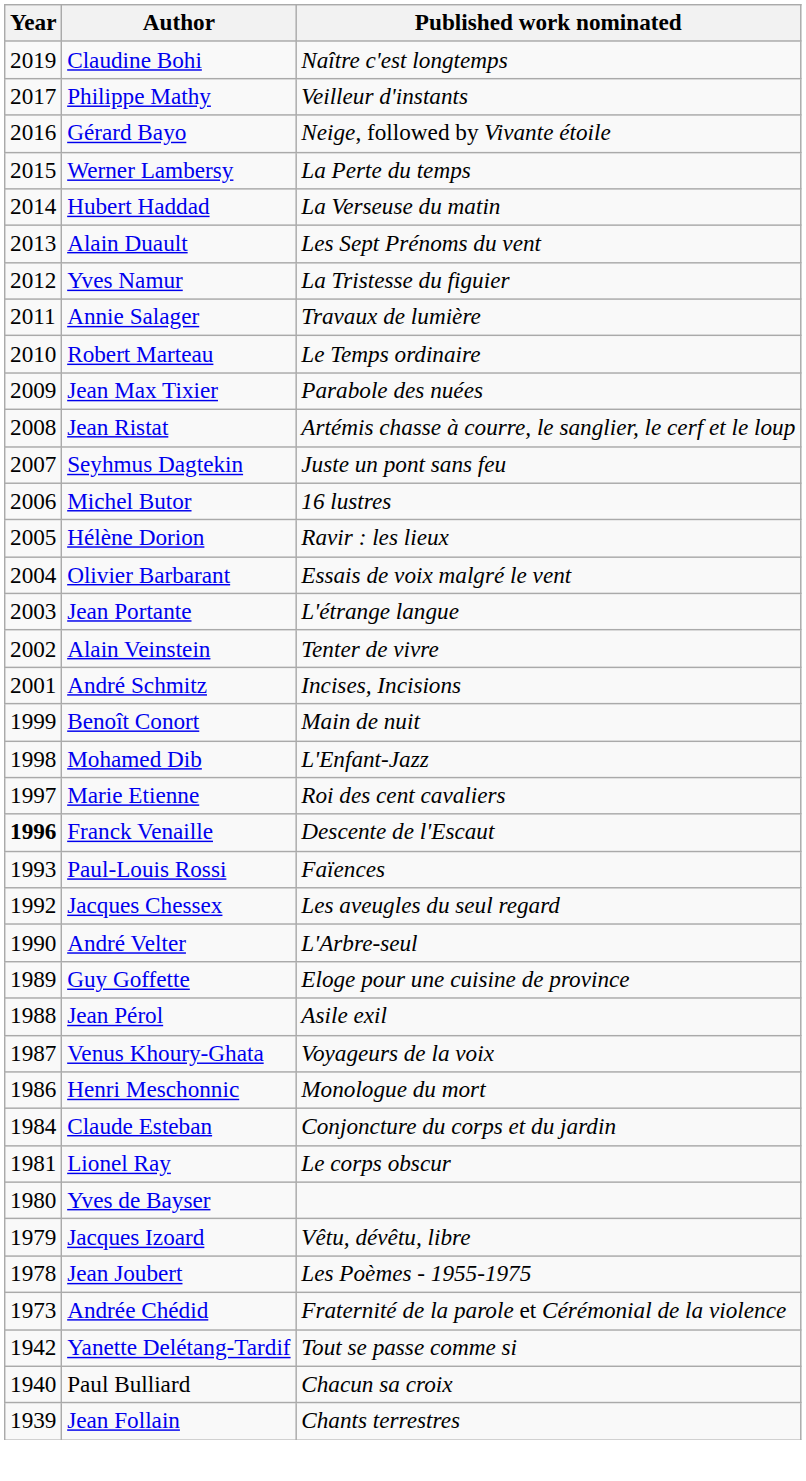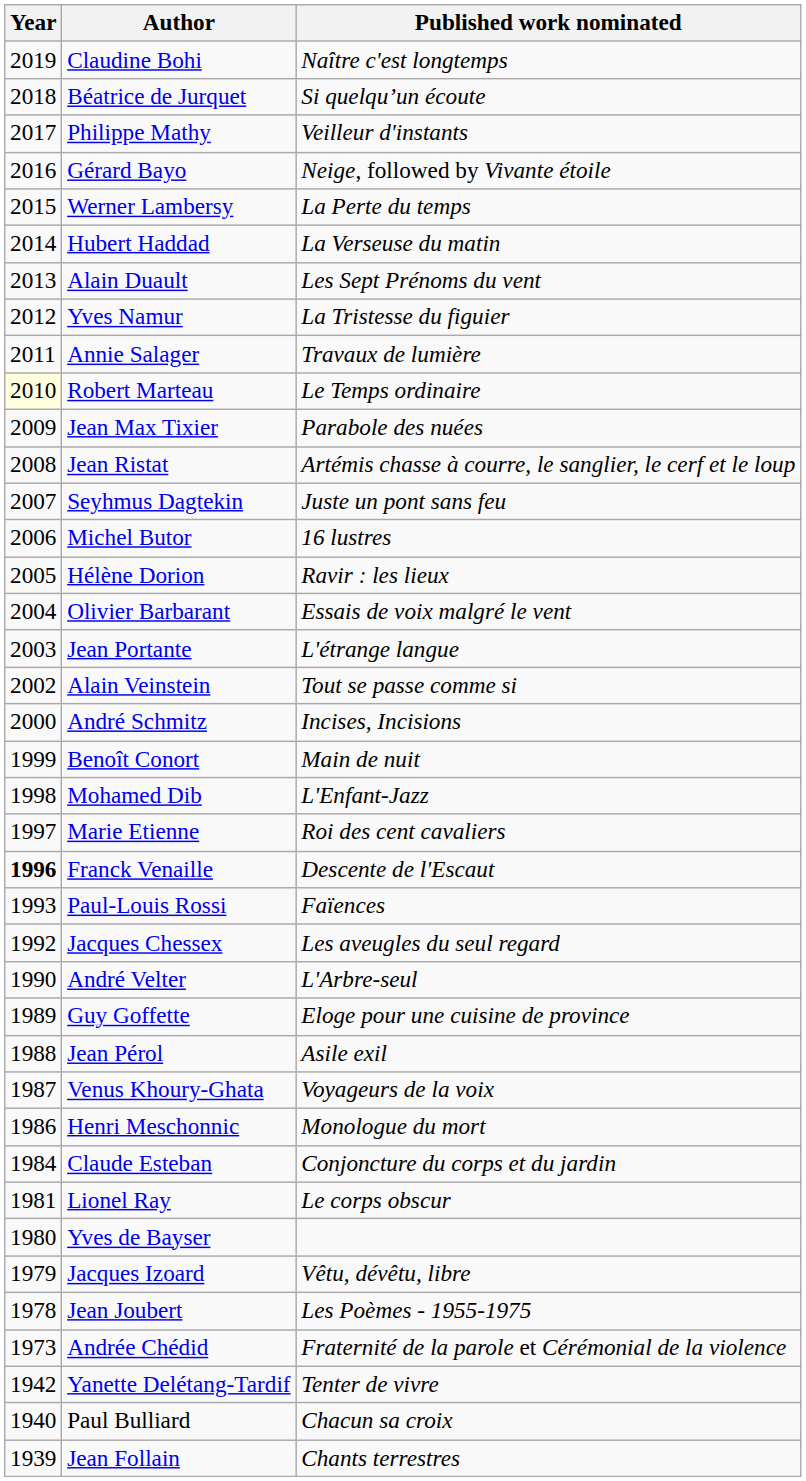+ row: (157, 96)
(33, 354) no background -> (33, 390) lightyellow background
(370, 648) Tenter de vivre -> (409, 685) Tout se passe comme si
(33, 685) 2001 -> (33, 721) 2000
(409, 1347) Tout se passe comme si -> (370, 1384) Tenter de vivre
